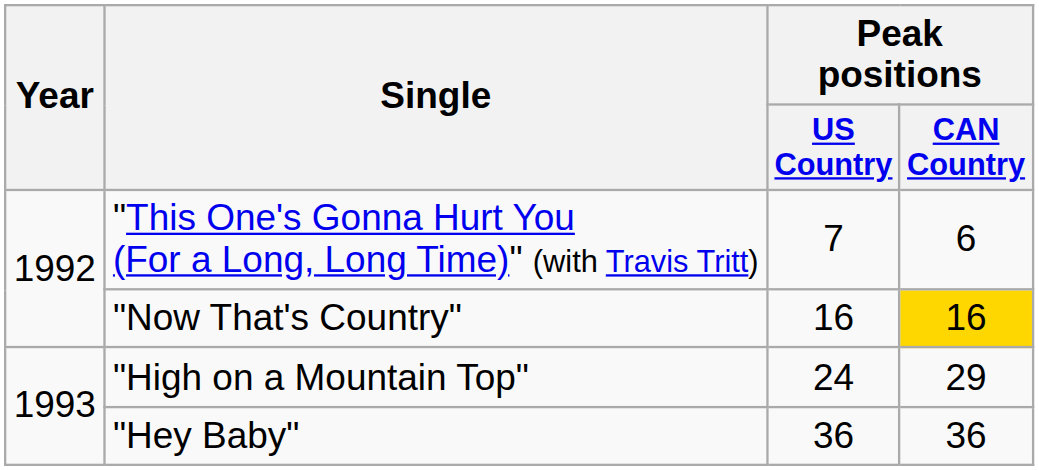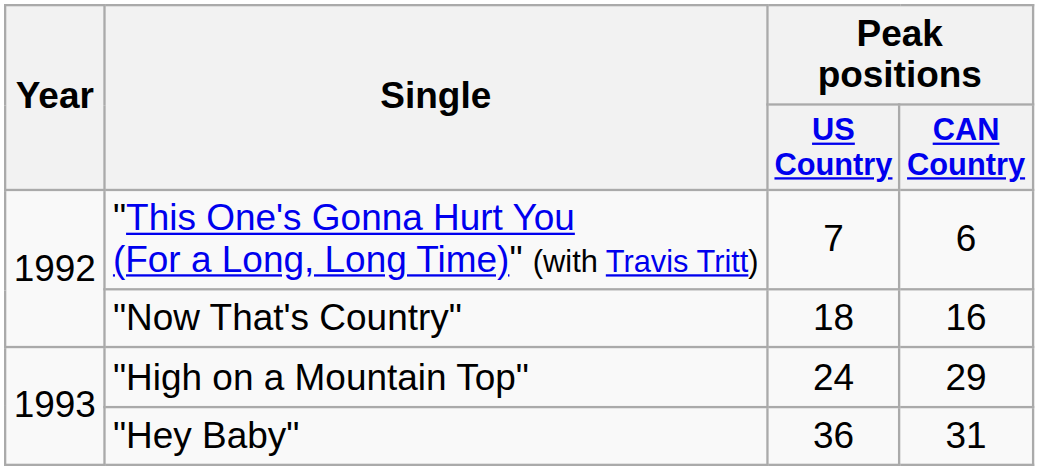(833, 318) 16 -> (833, 318) 18
(966, 318) gold background -> (966, 318) no background
(966, 435) 36 -> (966, 435) 31
